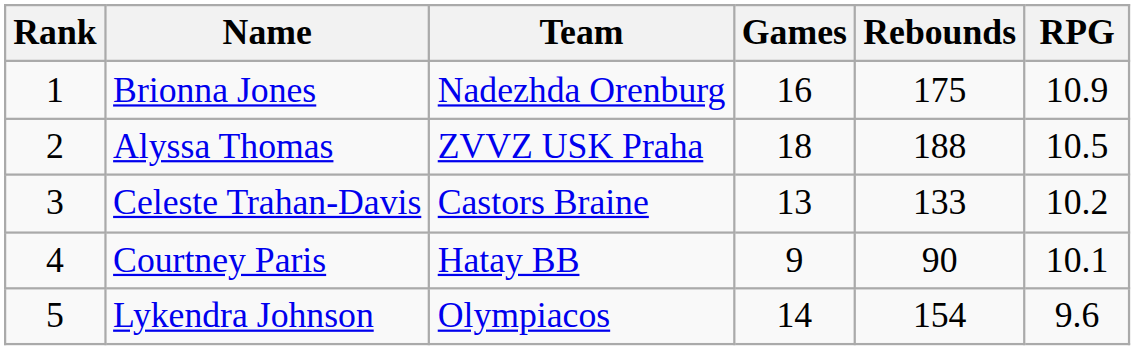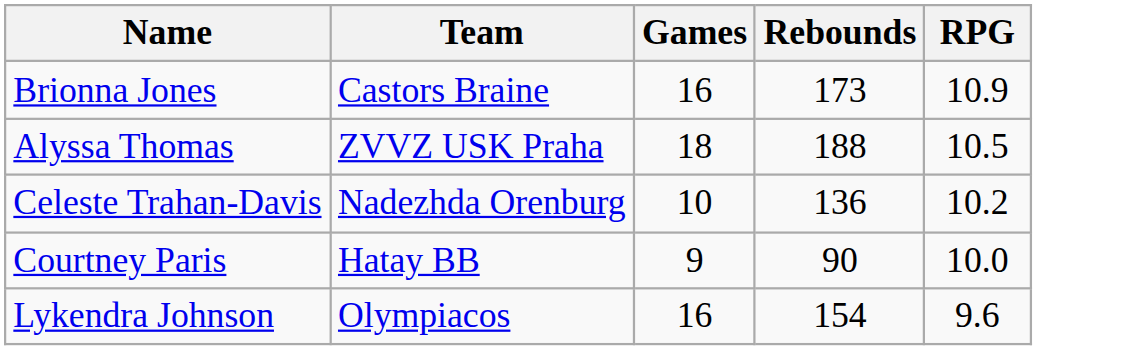- column: (55, 32)
(582, 89) Nadezhda Orenburg -> (444, 89) Castors Braine
(940, 89) 175 -> (840, 89) 173
(543, 202) Castors Braine -> (482, 202) Nadezhda Orenburg
(794, 202) 13 -> (695, 202) 10
(940, 202) 133 -> (840, 202) 136
(1077, 259) 10.1 -> (977, 259) 10.0
(794, 315) 14 -> (695, 315) 16
